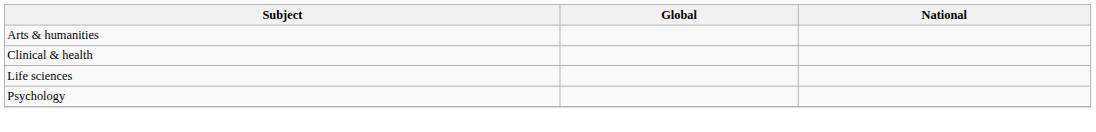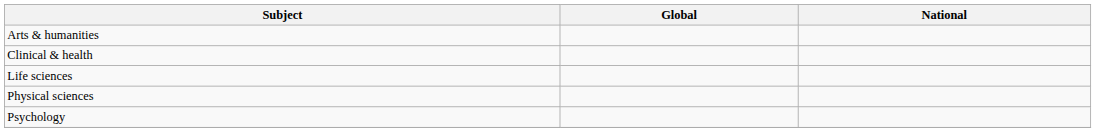+ row: (50, 96)
